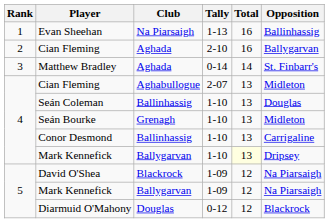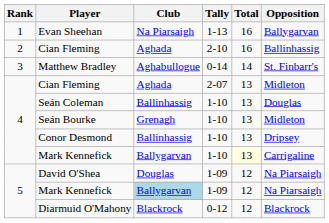(292, 31) Ballinhassig -> (291, 31) Ballygarvan
(291, 48) Ballygarvan -> (292, 48) Ballinhassig
(154, 66) Aghada -> (168, 66) Aghabullogue
(168, 84) Aghabullogue -> (154, 84) Aghada
(289, 137) Carrigaline -> (282, 137) Dripsey
(282, 155) Dripsey -> (289, 155) Carrigaline
(160, 173) Blackrock -> (155, 173) Douglas
(164, 191) no background -> (164, 191) lightblue background
(155, 208) Douglas -> (160, 208) Blackrock
